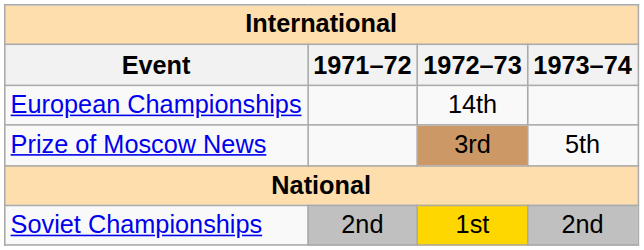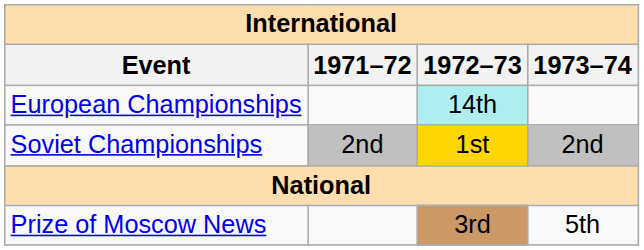(472, 104) no background -> (472, 104) paleturquoise background
rows swapped: (138, 144) <-> (136, 225)
